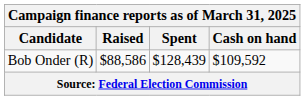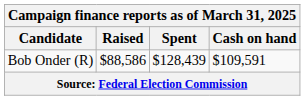(239, 60) $109,592 -> (239, 60) $109,591
